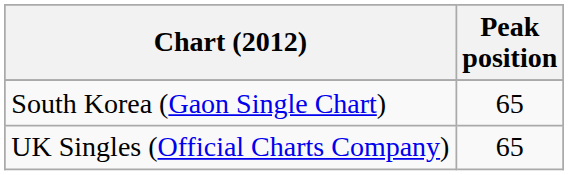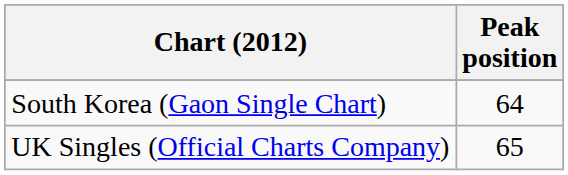(510, 102) 65 -> (510, 102) 64
